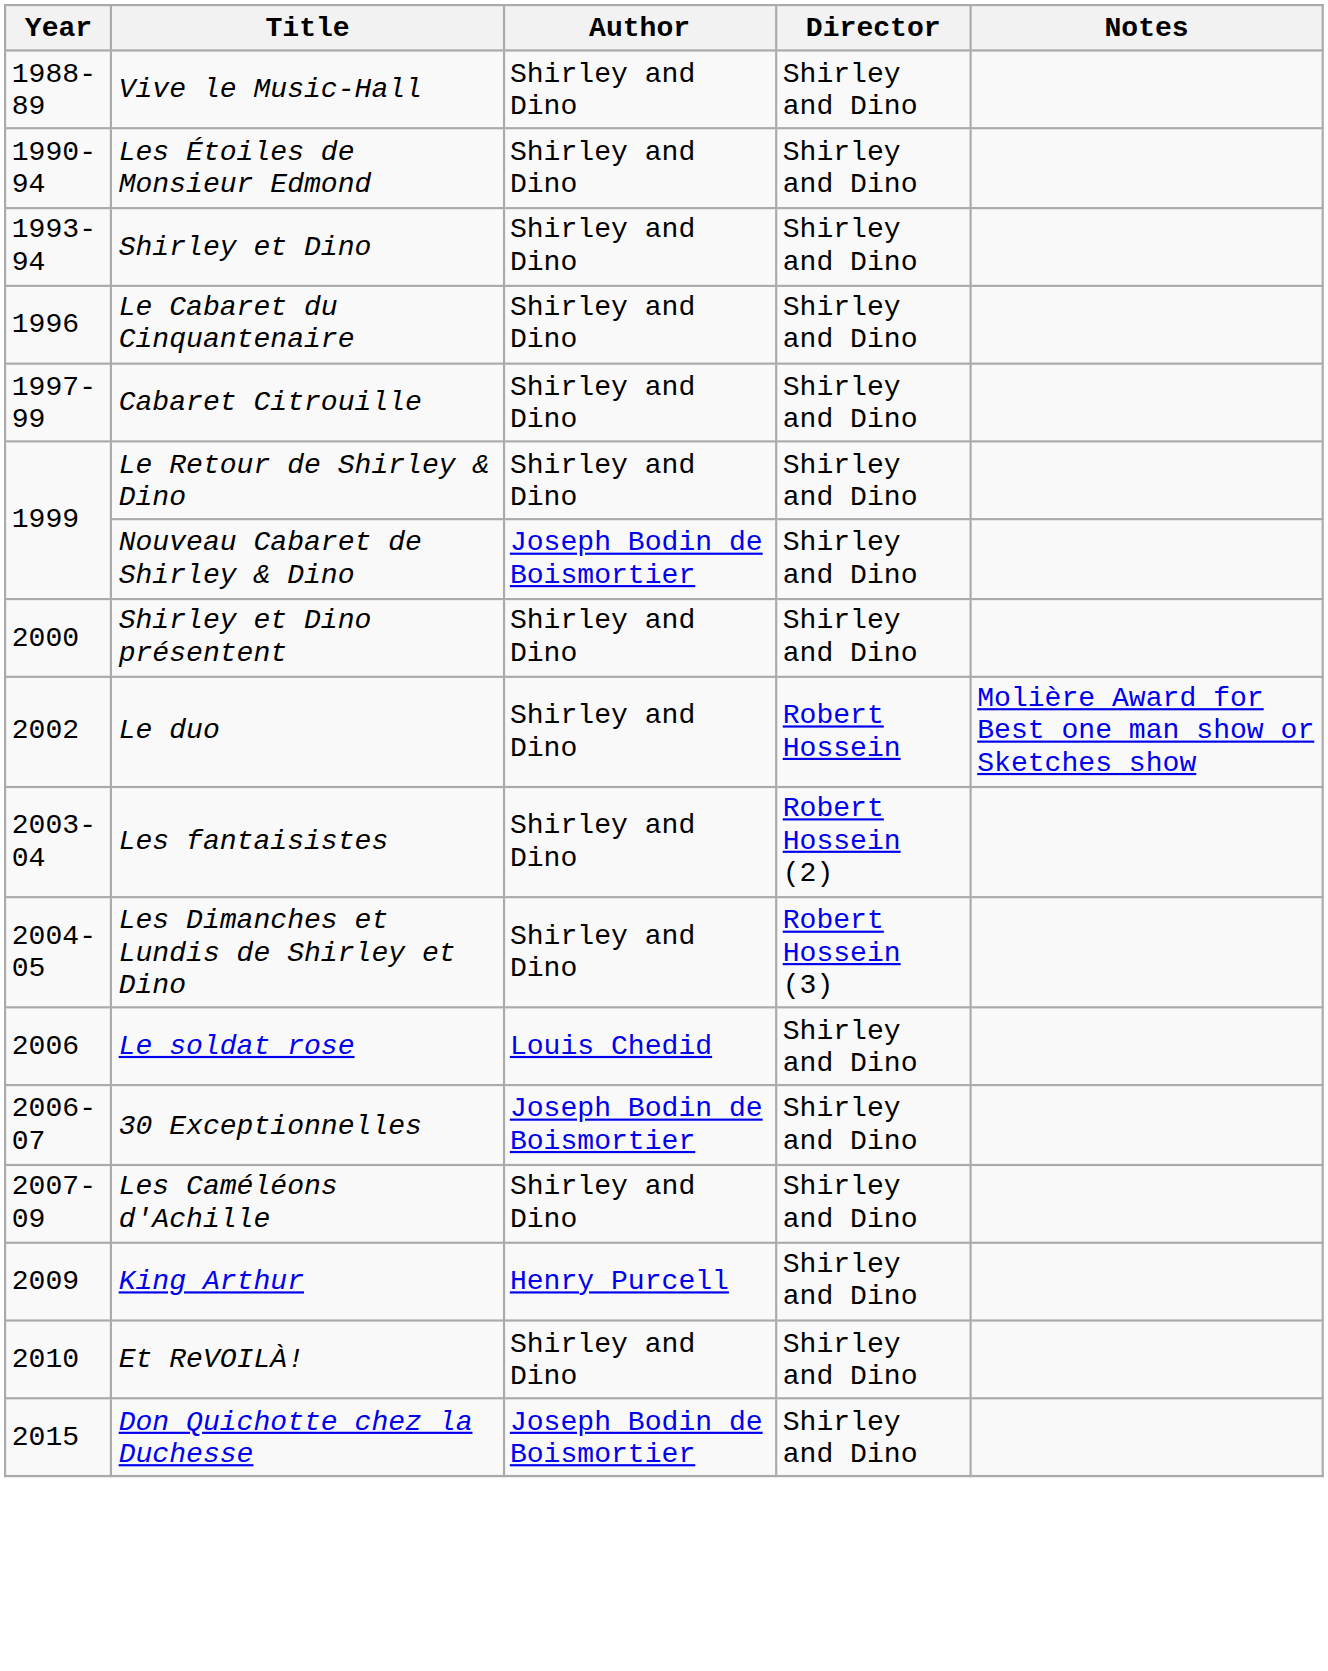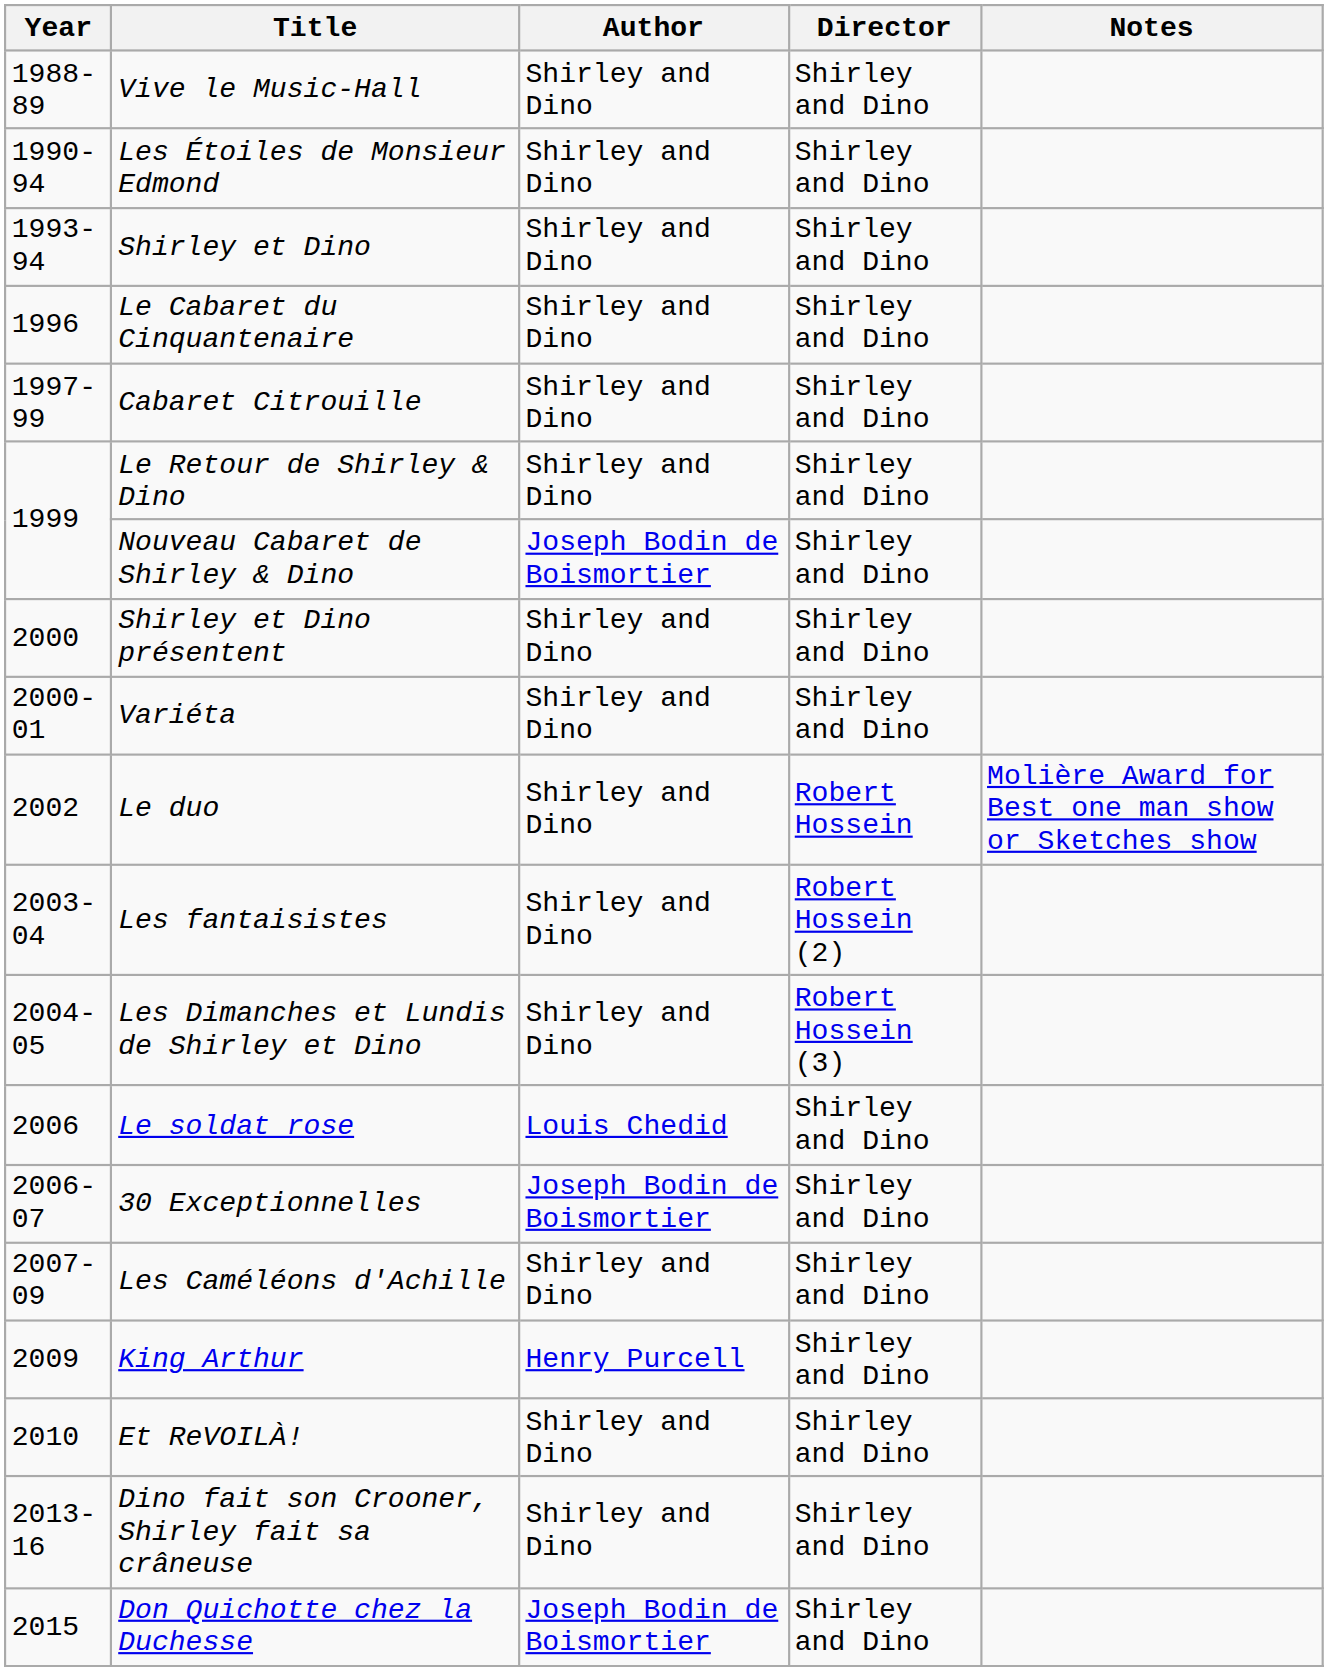+ row: (177, 715)
+ row: (304, 1532)
